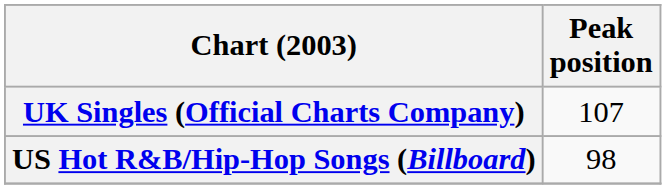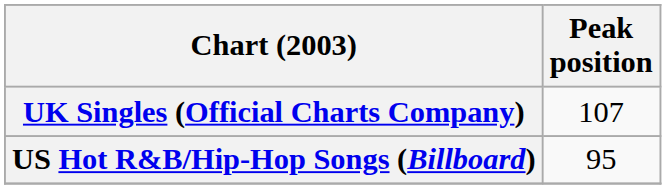(601, 159) 98 -> (601, 159) 95
